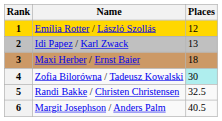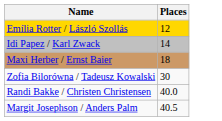- column: (18, 12)
(193, 44) 13 -> (165, 44) 14
(193, 76) paleturquoise background -> (165, 76) no background
(197, 92) 32.5 -> (169, 92) 40.0
